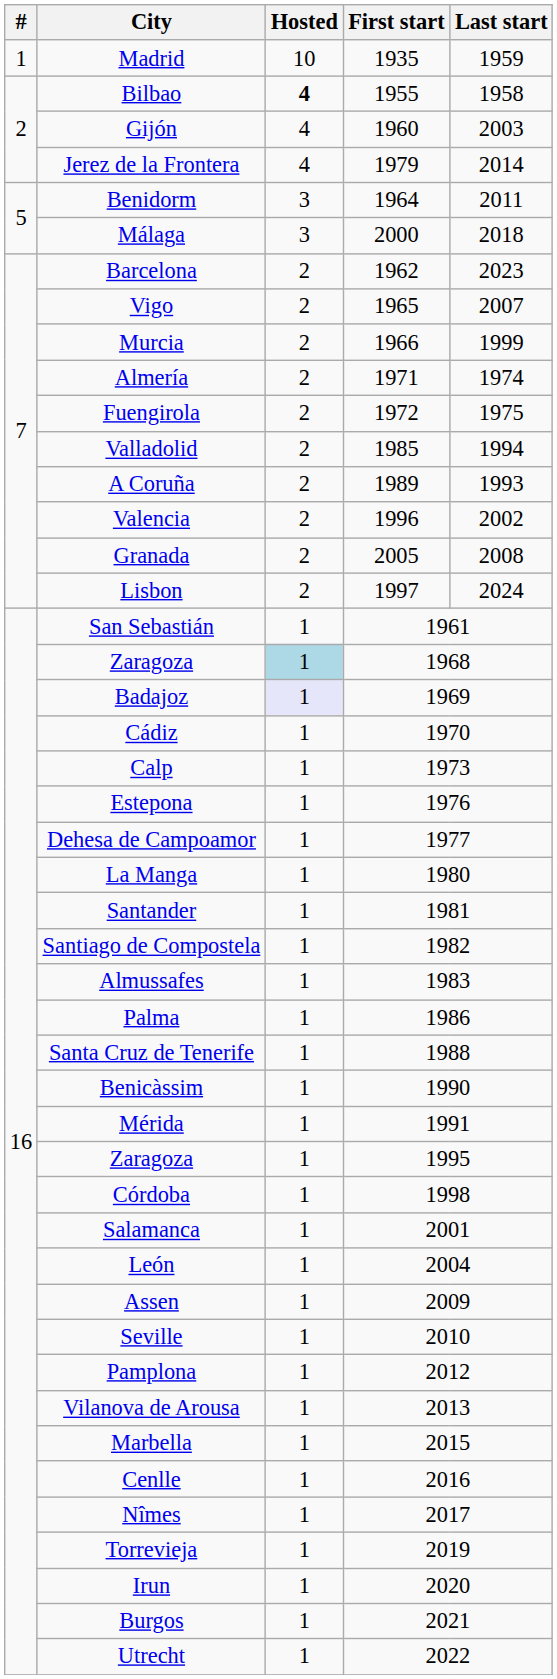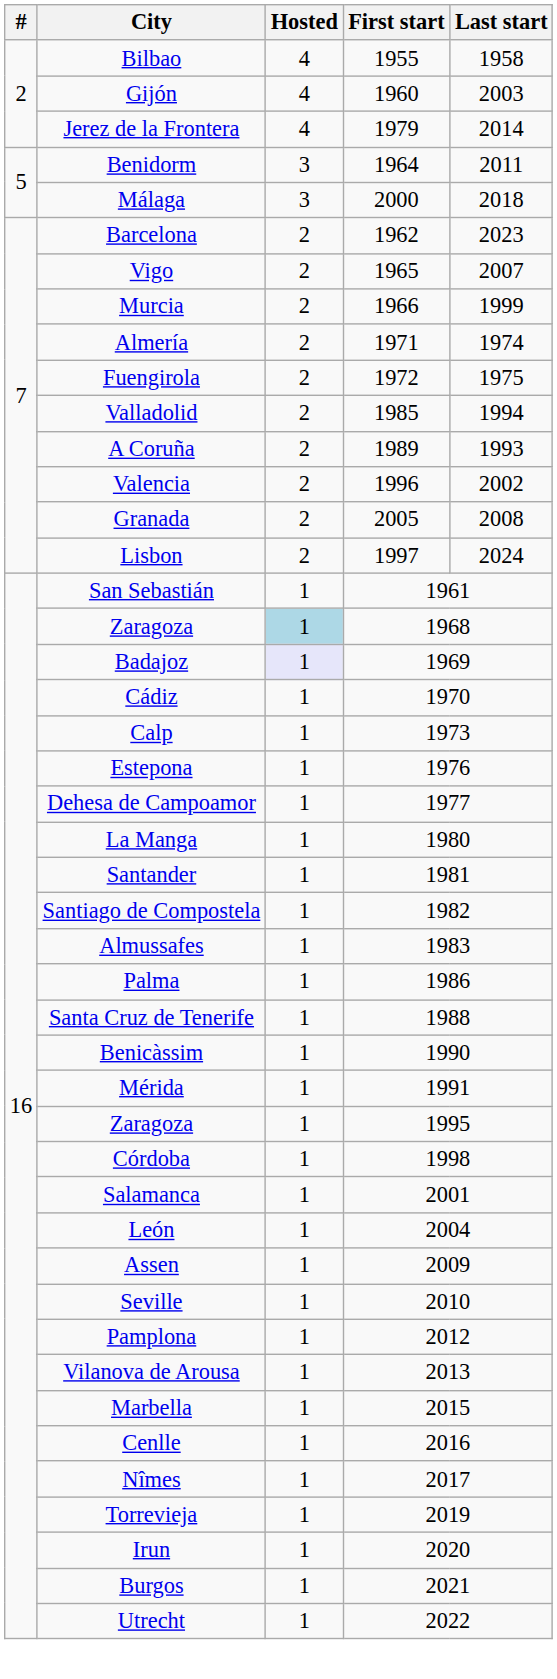- row: (151, 57)
(304, 93) bold -> (304, 57) normal
